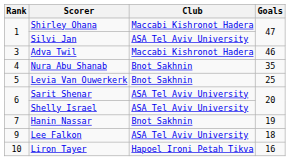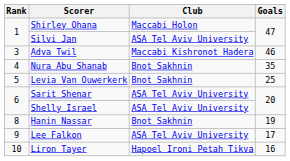(192, 25) Maccabi Kishronot Hadera -> (164, 25) Maccabi Holon
(17, 121) 7 -> (17, 121) 8
(270, 135) 18 -> (270, 135) 17
